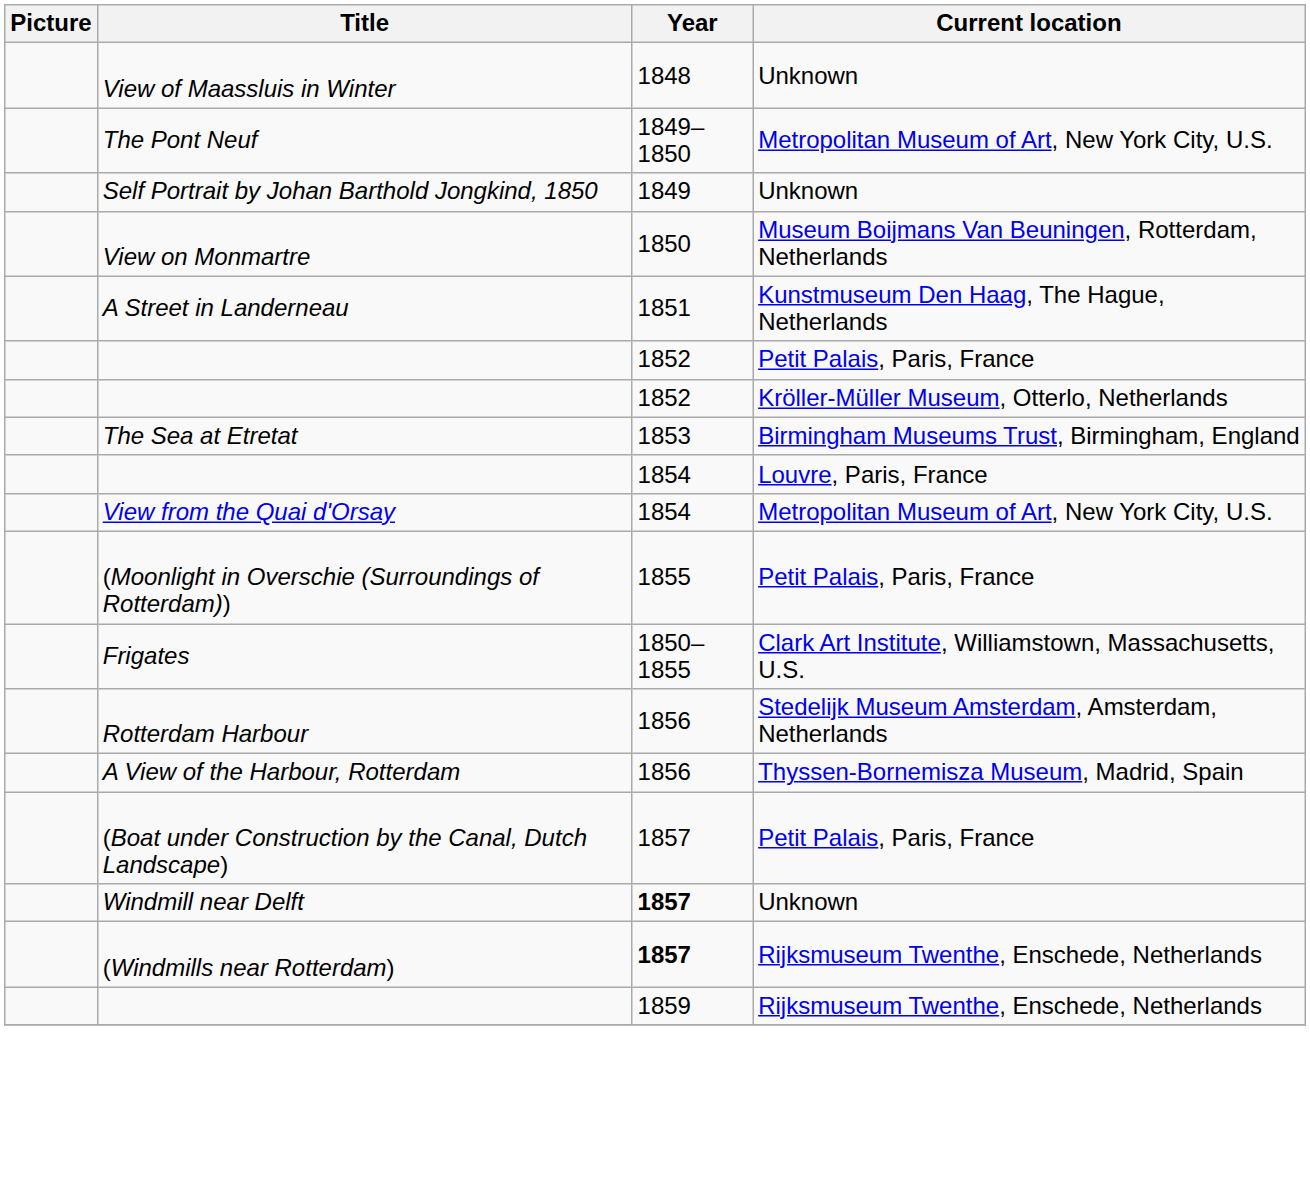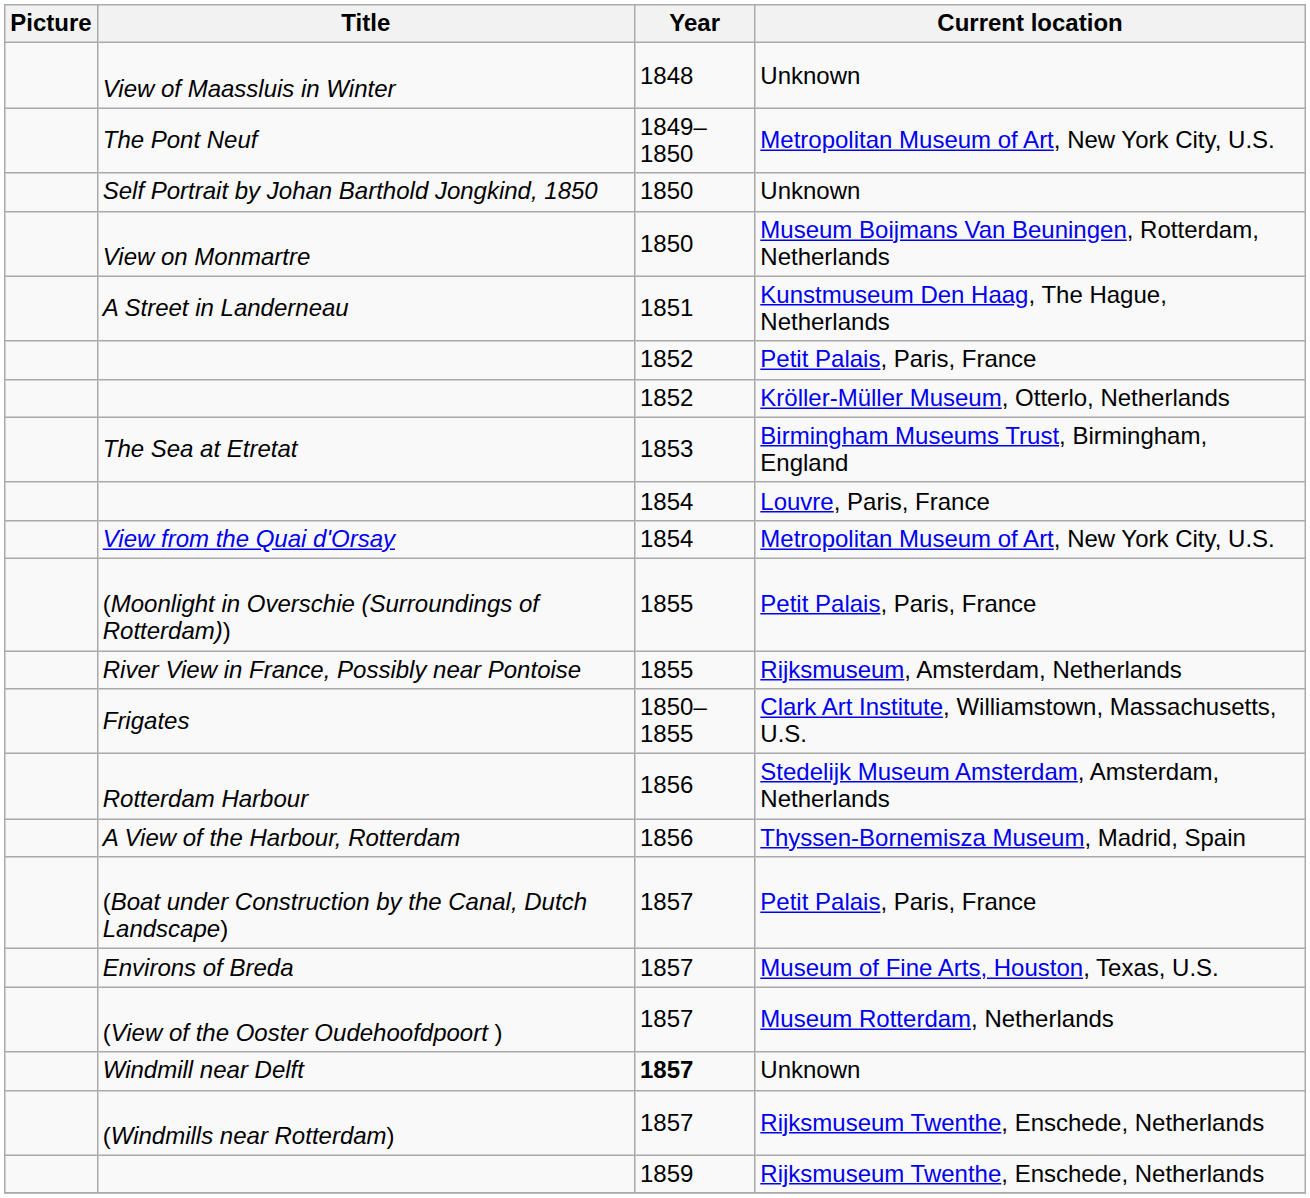(664, 191) 1849 -> (667, 191) 1850
+ row: (342, 669)
+ row: (198, 967)
+ row: (303, 1032)
(664, 954) bold -> (667, 1122) normal
